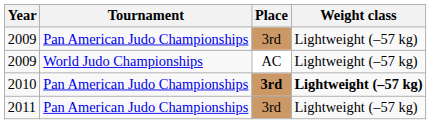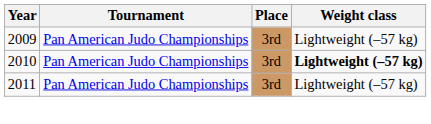- row: (22, 61)
(271, 84) bold -> (271, 61) normal
